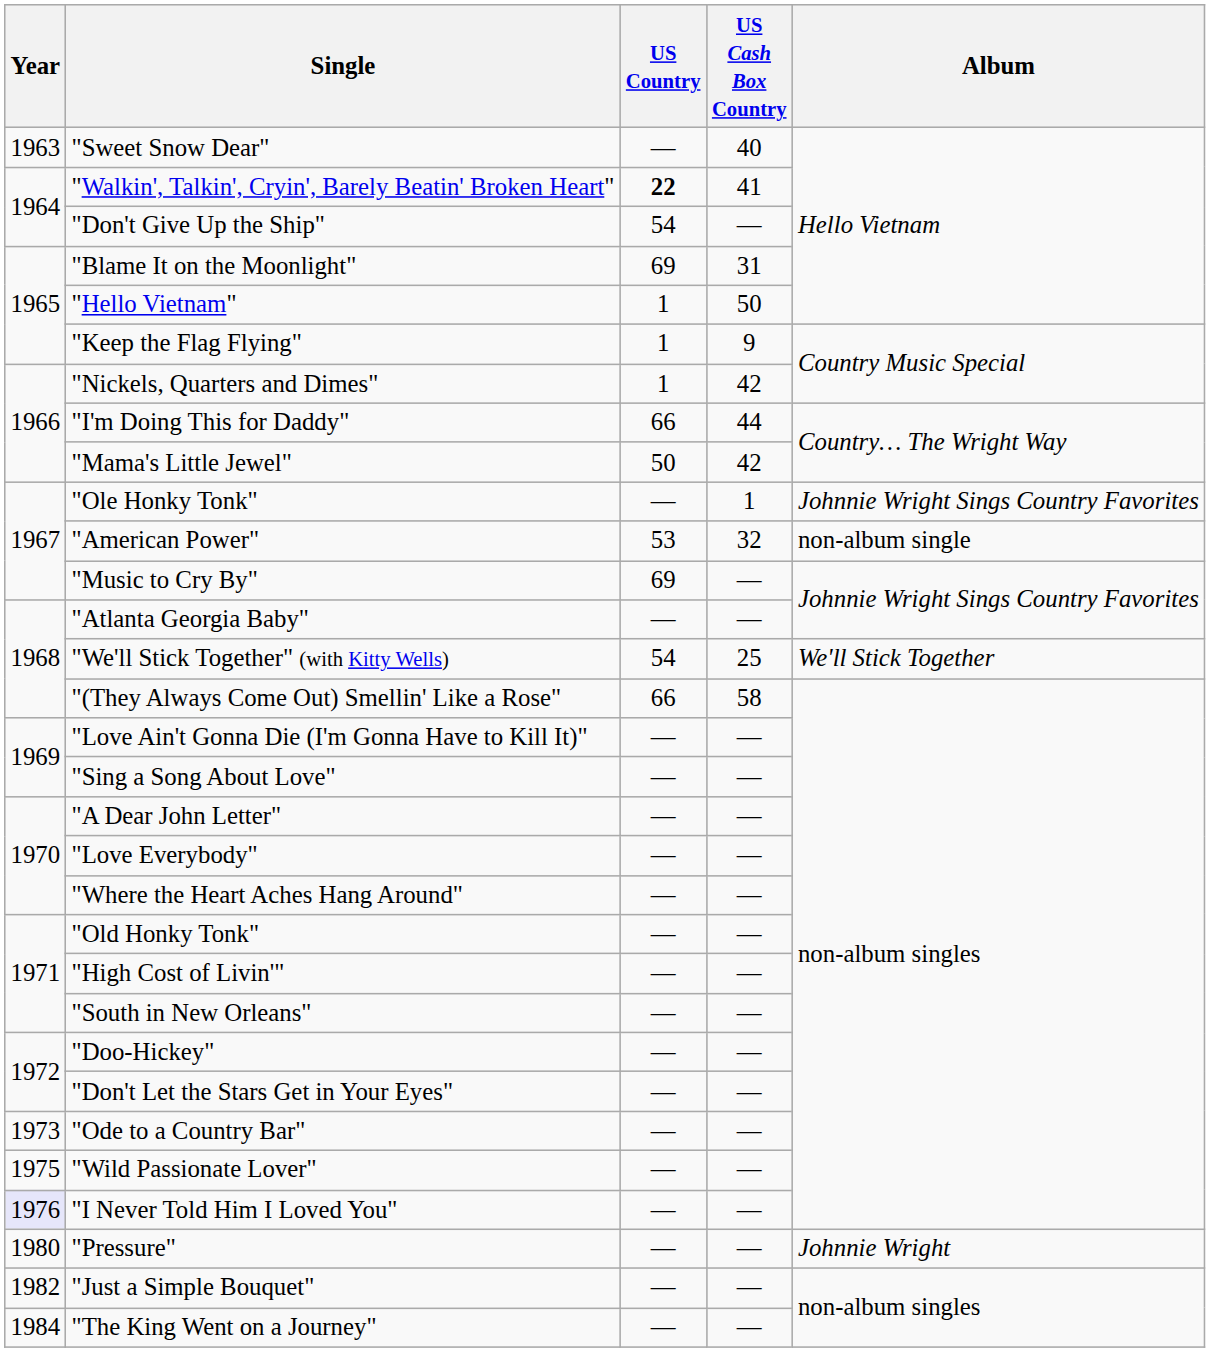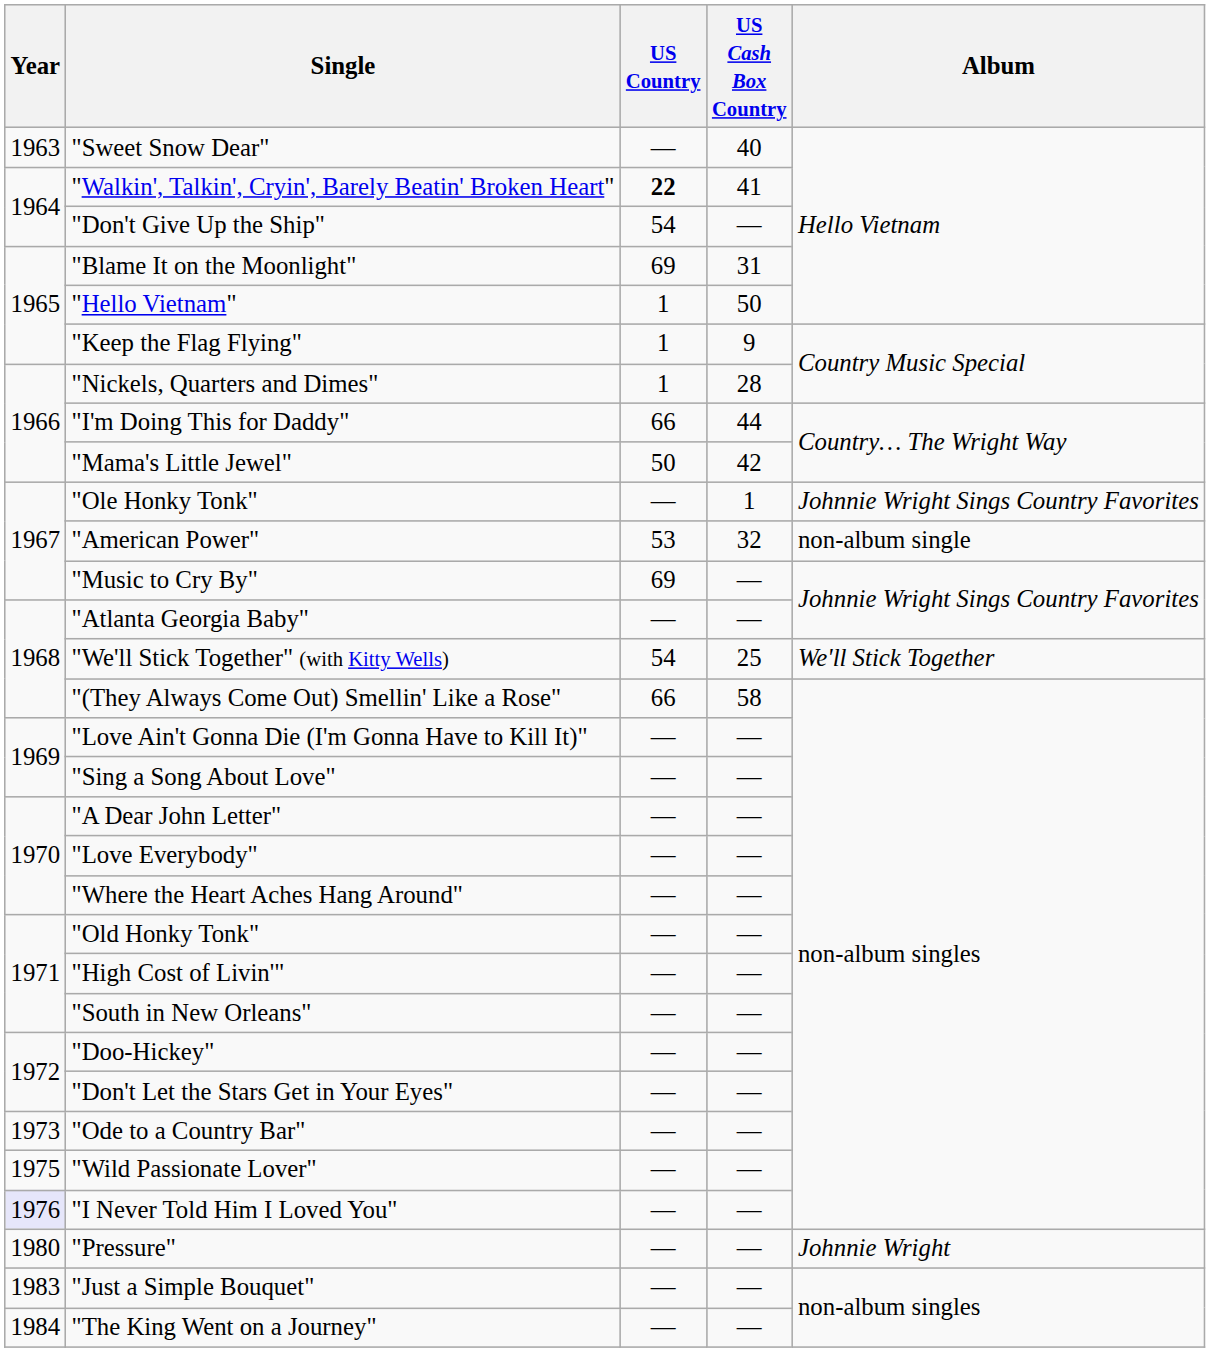(749, 383) 42 -> (749, 383) 28
(35, 1287) 1982 -> (35, 1287) 1983
